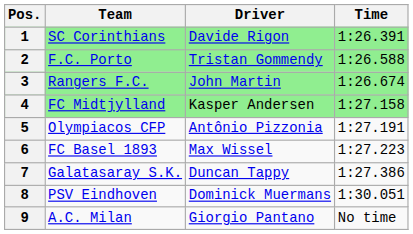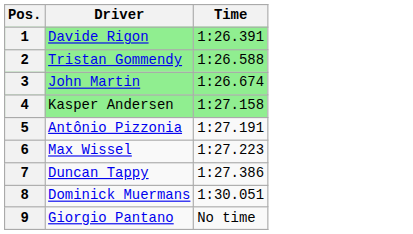- column: (115, 16)
